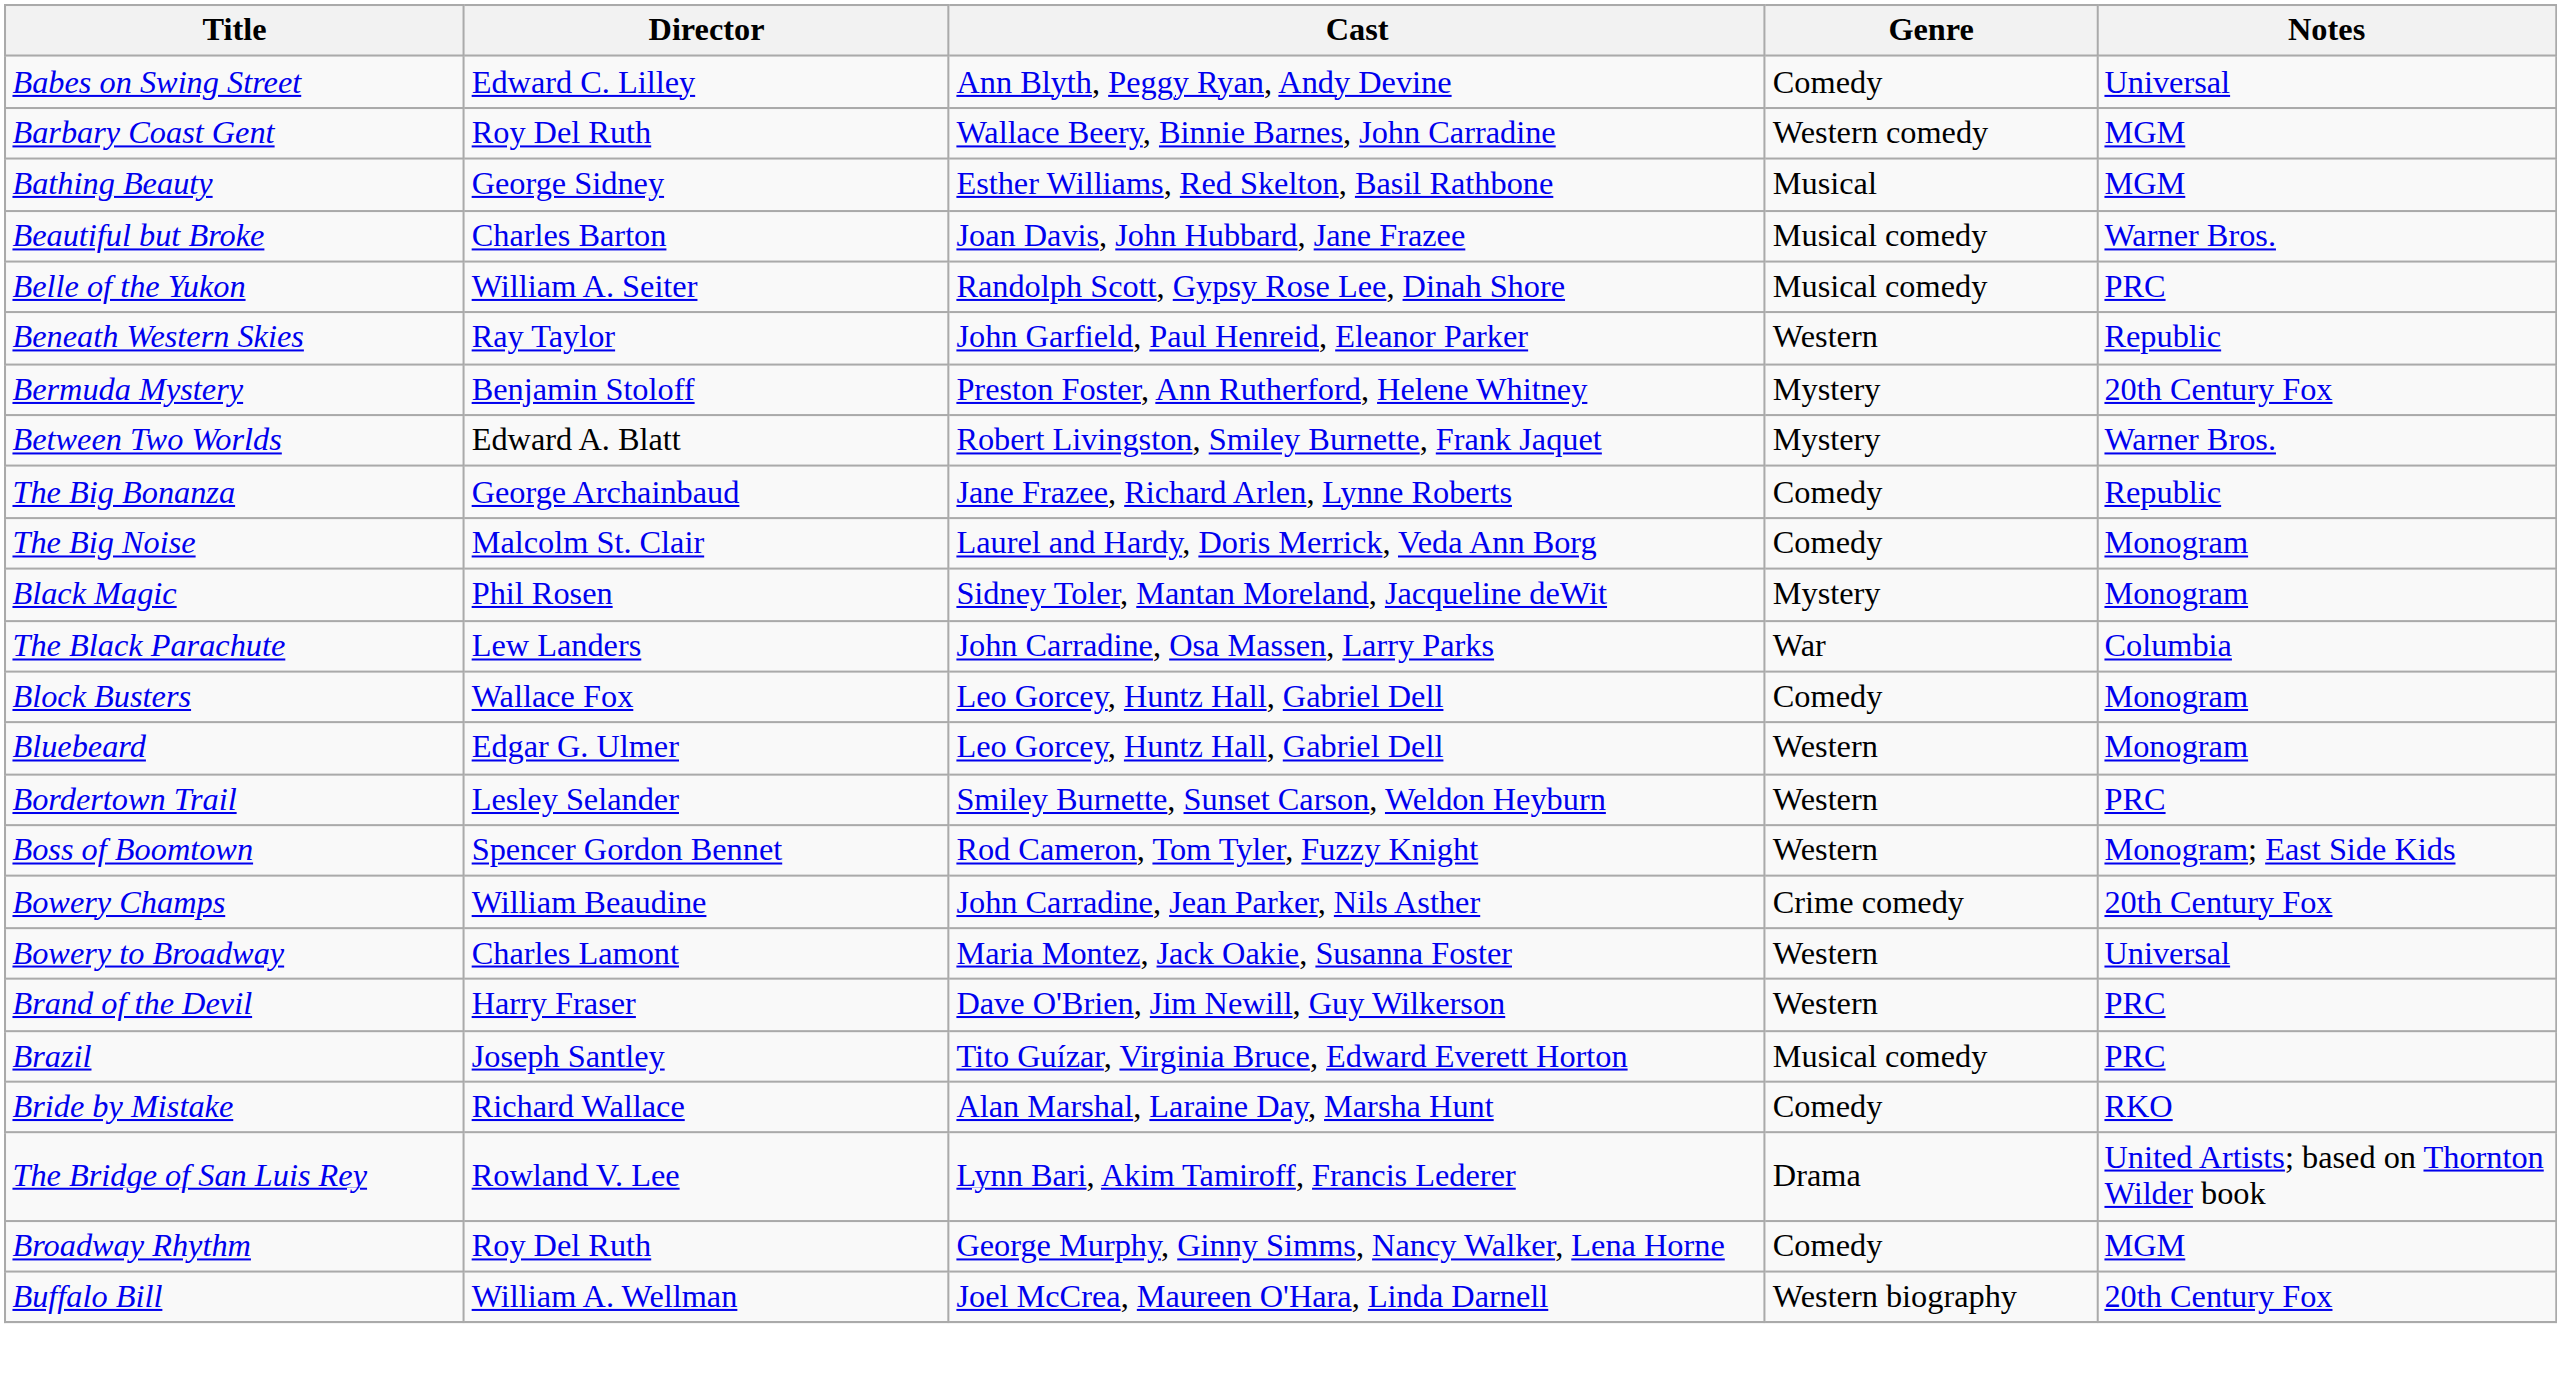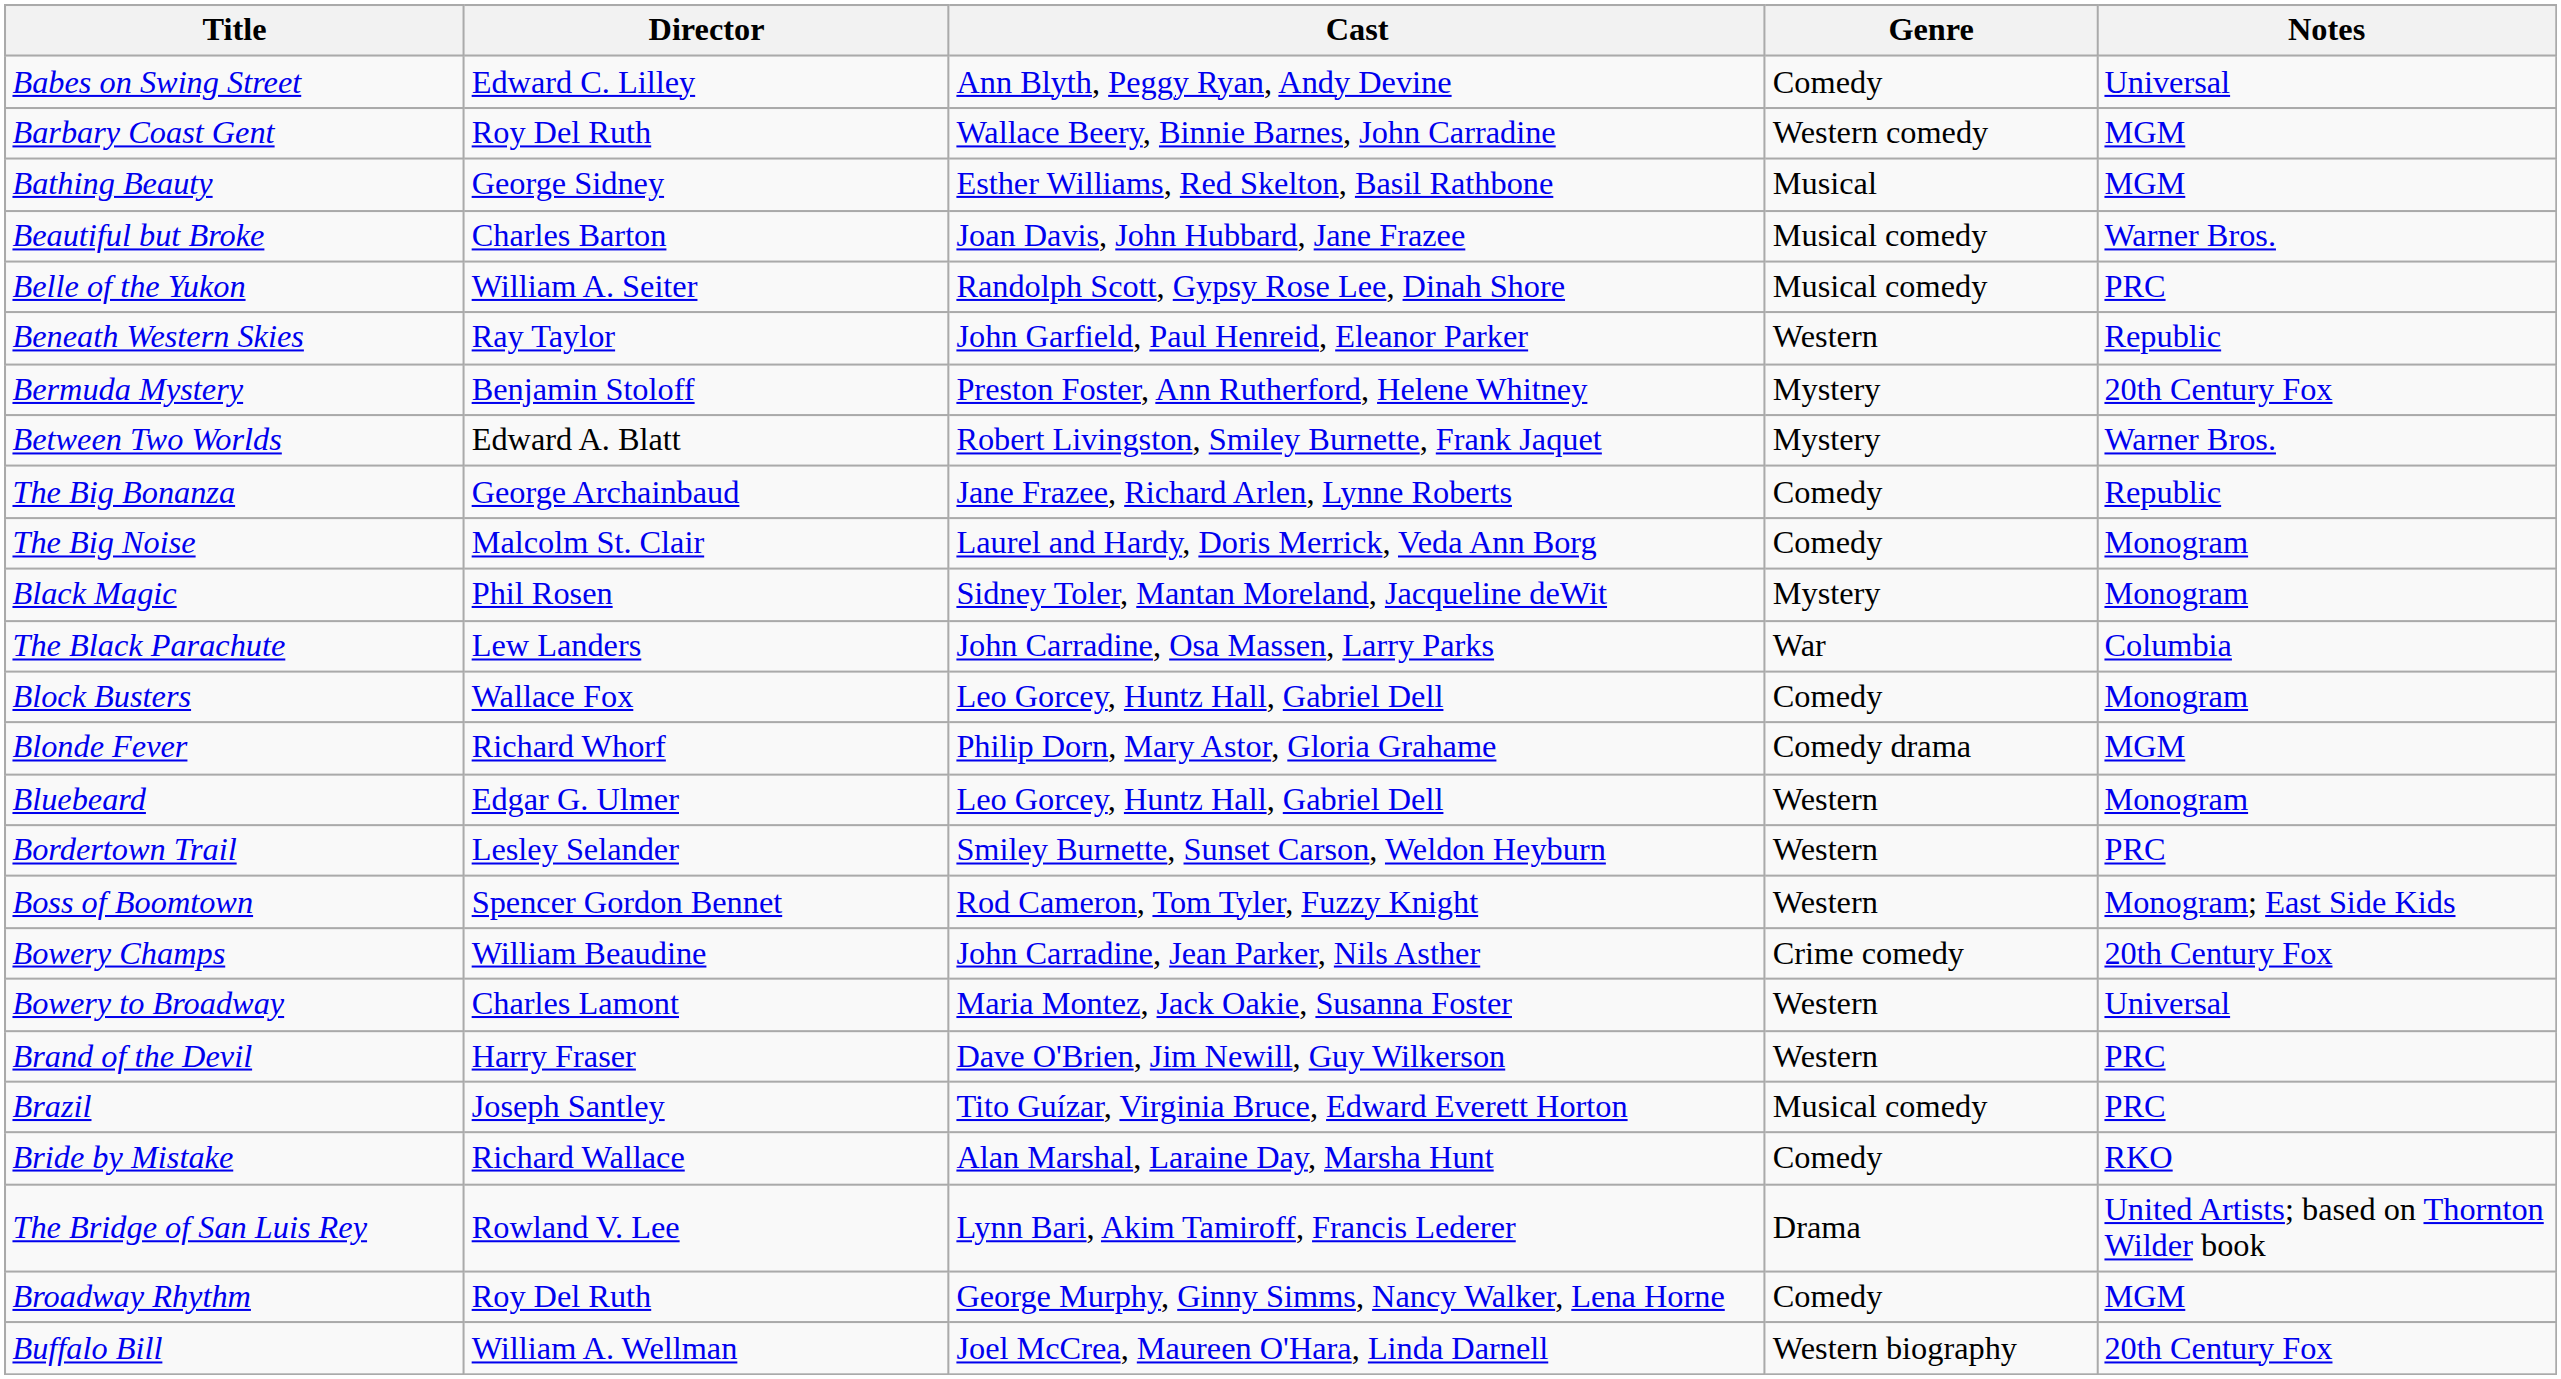+ row: (100, 747)
